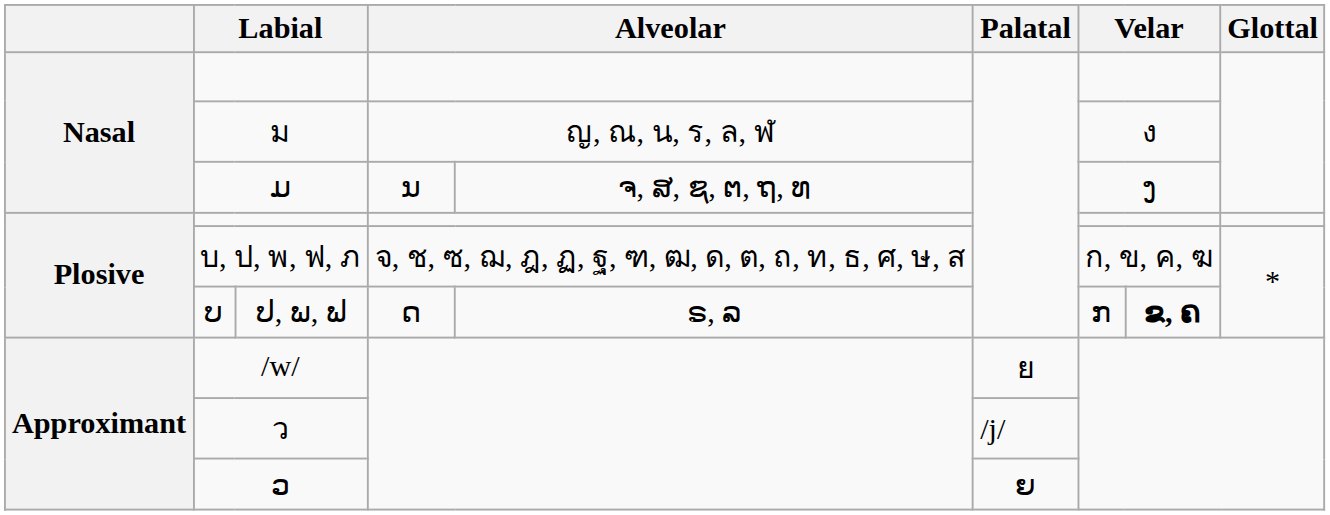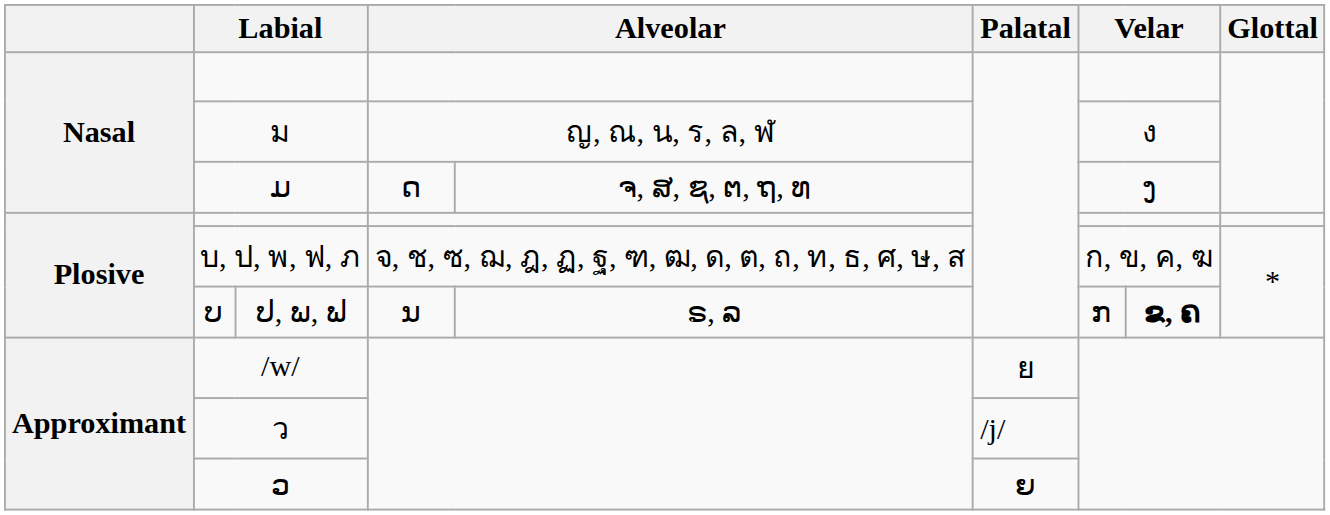(411, 187) ນ -> (411, 187) ດ
(411, 312) ດ -> (411, 312) ນ
